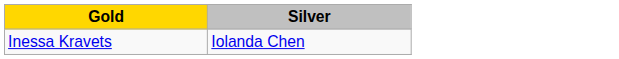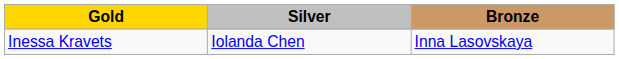+ column: (513, 16)
